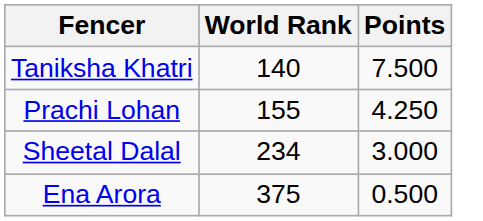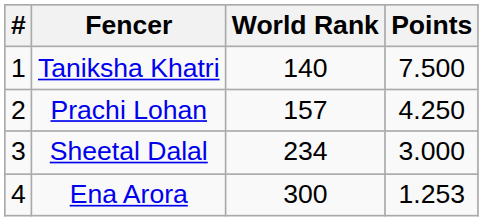+ column: (18, 25)
(278, 109) 155 -> (305, 109) 157
(278, 194) 375 -> (305, 194) 300
(405, 194) 0.500 -> (432, 194) 1.253
